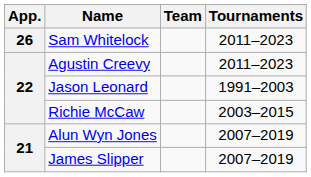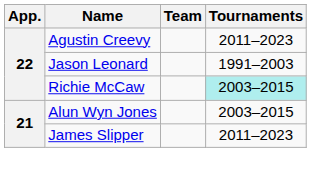- row: (98, 40)
(256, 111) no background -> (256, 87) paleturquoise background
(256, 135) 2007–2019 -> (256, 111) 2003–2015
(256, 159) 2007–2019 -> (256, 135) 2011–2023
